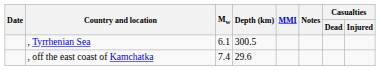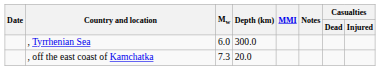(224, 42) 6.1 -> (224, 42) 6.0
(246, 42) 300.5 -> (246, 42) 300.0
(224, 57) 7.4 -> (224, 57) 7.3
(243, 57) 29.6 -> (243, 57) 20.0
